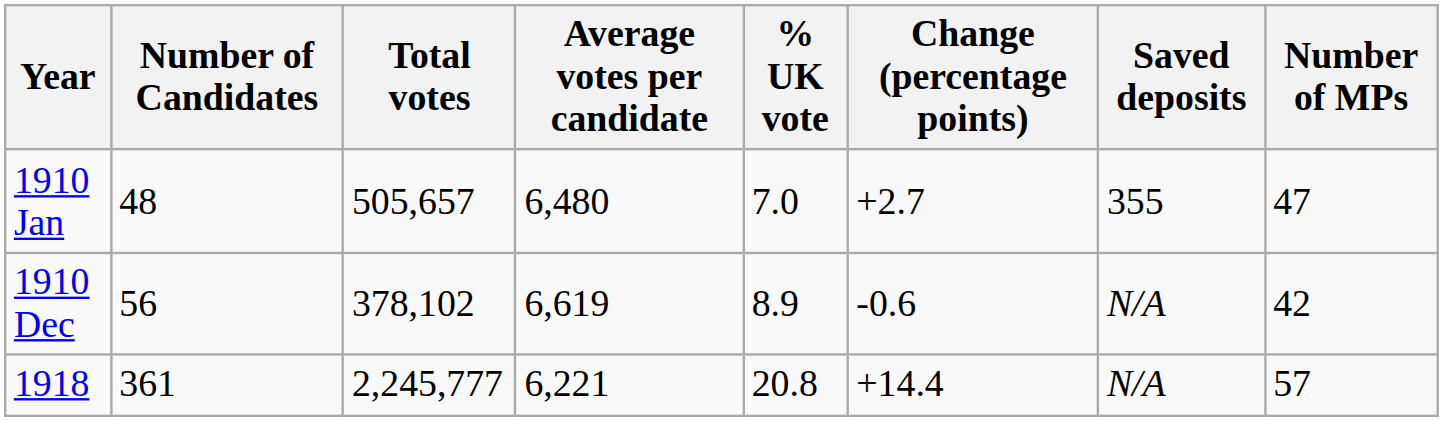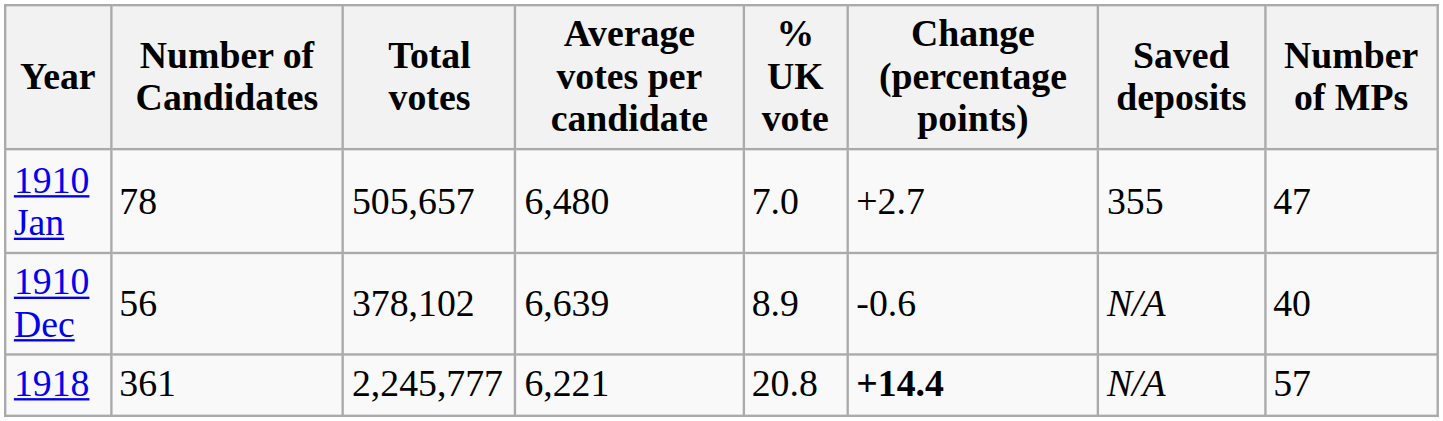(138, 200) 48 -> (138, 200) 78
(567, 302) 6,619 -> (567, 302) 6,639
(1292, 302) 42 -> (1292, 302) 40
(900, 384) normal -> (900, 384) bold
